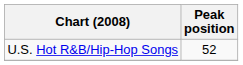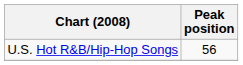(209, 49) 52 -> (209, 49) 56
